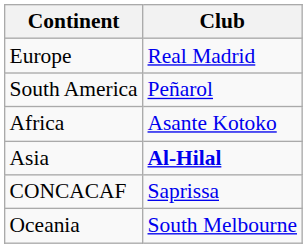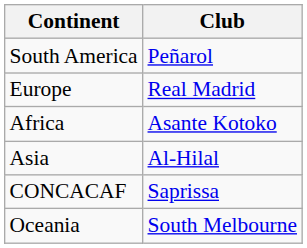rows swapped: (41, 55) <-> (74, 89)
(184, 157) bold -> (183, 157) normal
